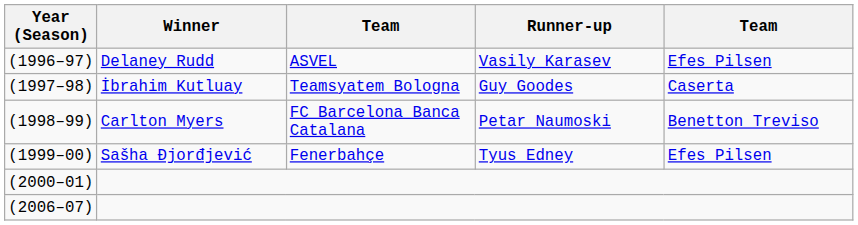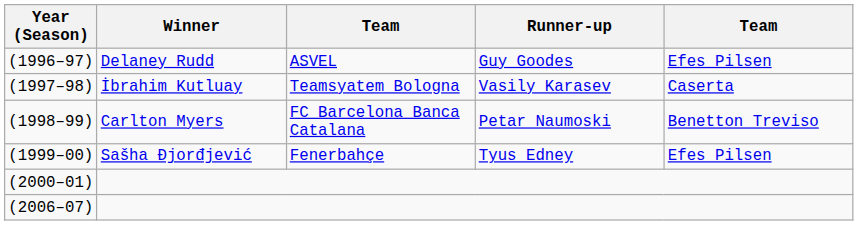(545, 61) Vasily Karasev -> (526, 61) Guy Goodes
(526, 87) Guy Goodes -> (545, 87) Vasily Karasev
